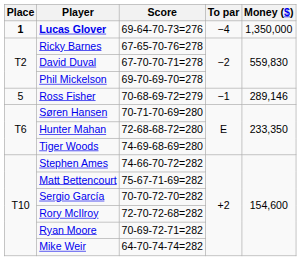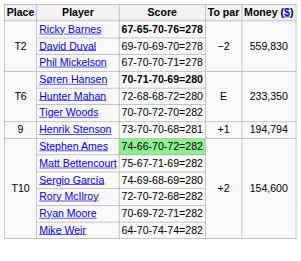- row: (73, 29)
(162, 46) normal -> (162, 29) bold
(162, 63) 67-70-70-71=278 -> (162, 46) 69-70-69-70=278
(162, 79) 69-70-69-70=278 -> (162, 63) 67-70-70-71=278
- row: (67, 96)
(162, 113) normal -> (162, 79) bold
(162, 146) 74-69-68-69=280 -> (162, 113) 70-70-72-70=282
+ row: (75, 130)
(162, 163) no background -> (162, 146) lightgreen background
(162, 197) 70-70-72-70=282 -> (162, 180) 74-69-68-69=280
